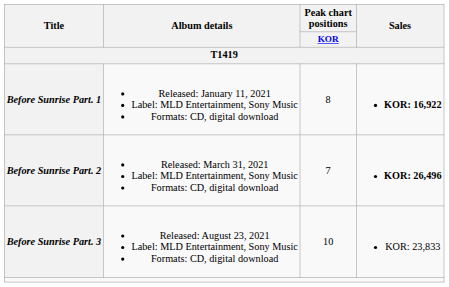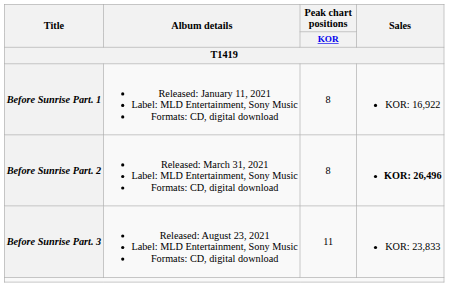(400, 105) bold -> (400, 105) normal
(328, 170) 7 -> (328, 170) 8
(328, 241) 10 -> (328, 241) 11
